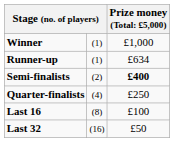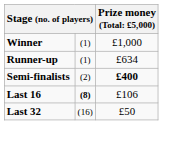- row: (46, 94)
(97, 112) normal -> (85, 94) bold
(138, 111) £100 -> (127, 94) £106
